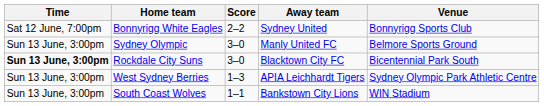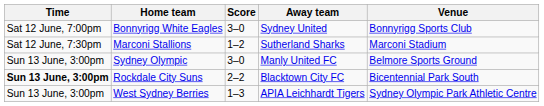(236, 28) 2–2 -> (236, 28) 3–0
+ row: (152, 45)
(236, 61) 3–0 -> (236, 77) 2–2
- row: (160, 93)
